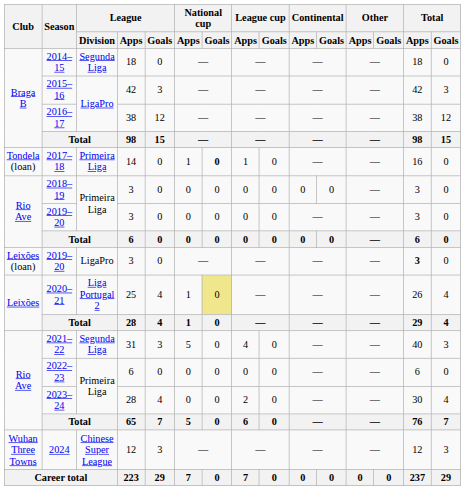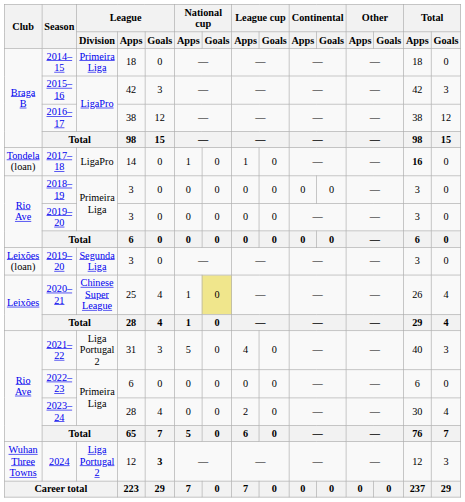(97, 62) Segunda Liga -> (97, 62) Primeira Liga
(97, 161) Primeira Liga -> (97, 161) LigaPro
(217, 161) bold -> (217, 161) normal
(417, 161) normal -> (417, 161) bold
(97, 261) LigaPro -> (97, 261) Segunda Liga
(417, 261) bold -> (417, 261) normal
(97, 294) Liga Portugal 2 -> (97, 294) Chinese Super League
(97, 344) Segunda Liga -> (97, 350) Liga Portugal 2
(97, 449) Chinese Super League -> (97, 461) Liga Portugal 2
(160, 449) normal -> (160, 461) bold
